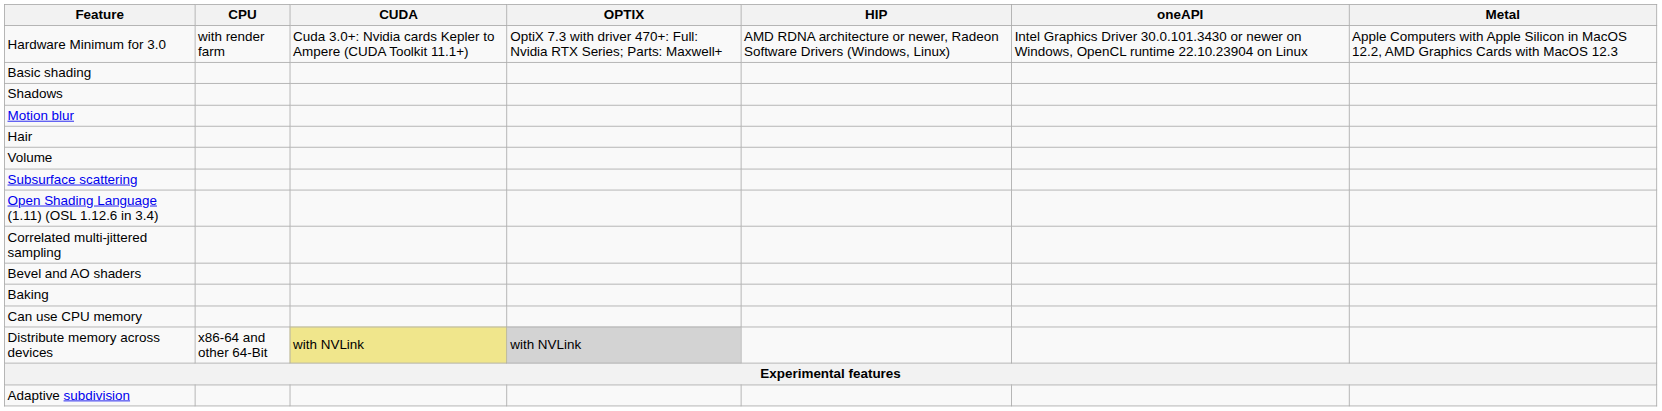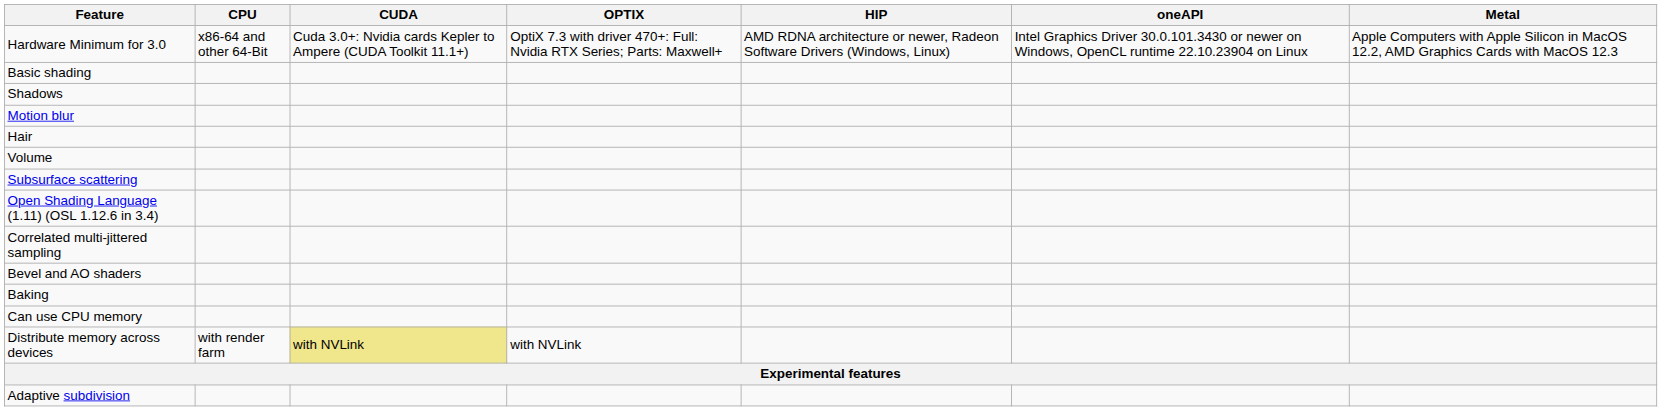(231, 44) with render farm -> (233, 44) x86-64 and other 64-Bit
(233, 345) x86-64 and other 64-Bit -> (231, 345) with render farm
(546, 345) lightgrey background -> (546, 345) no background
